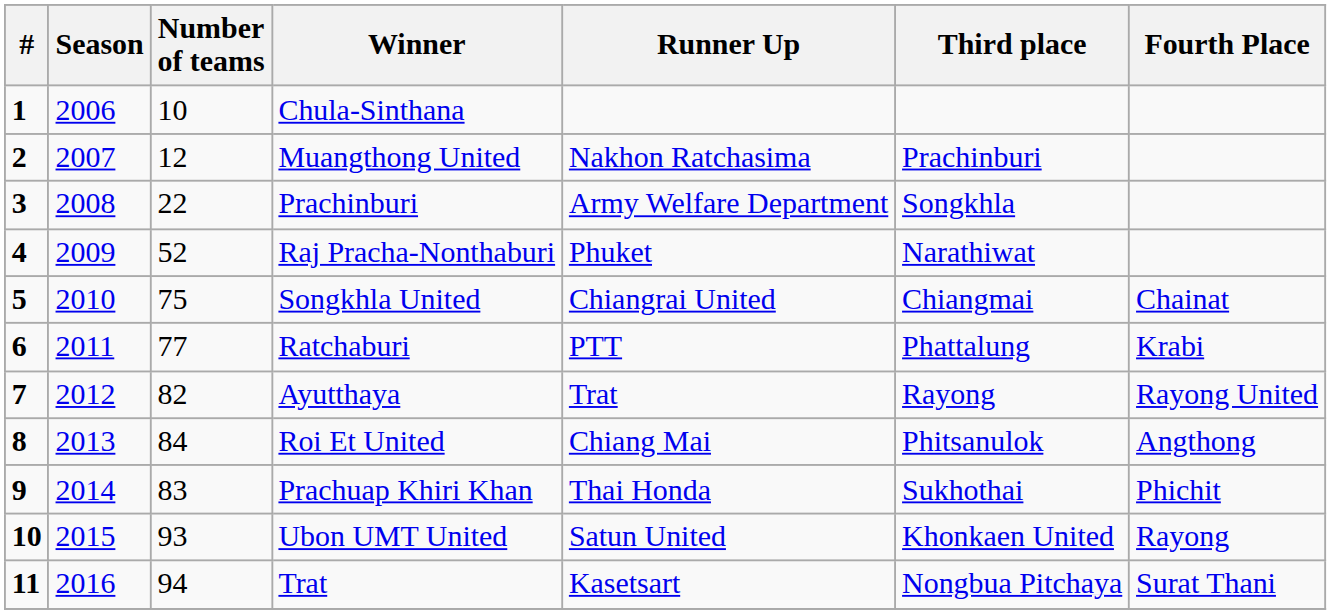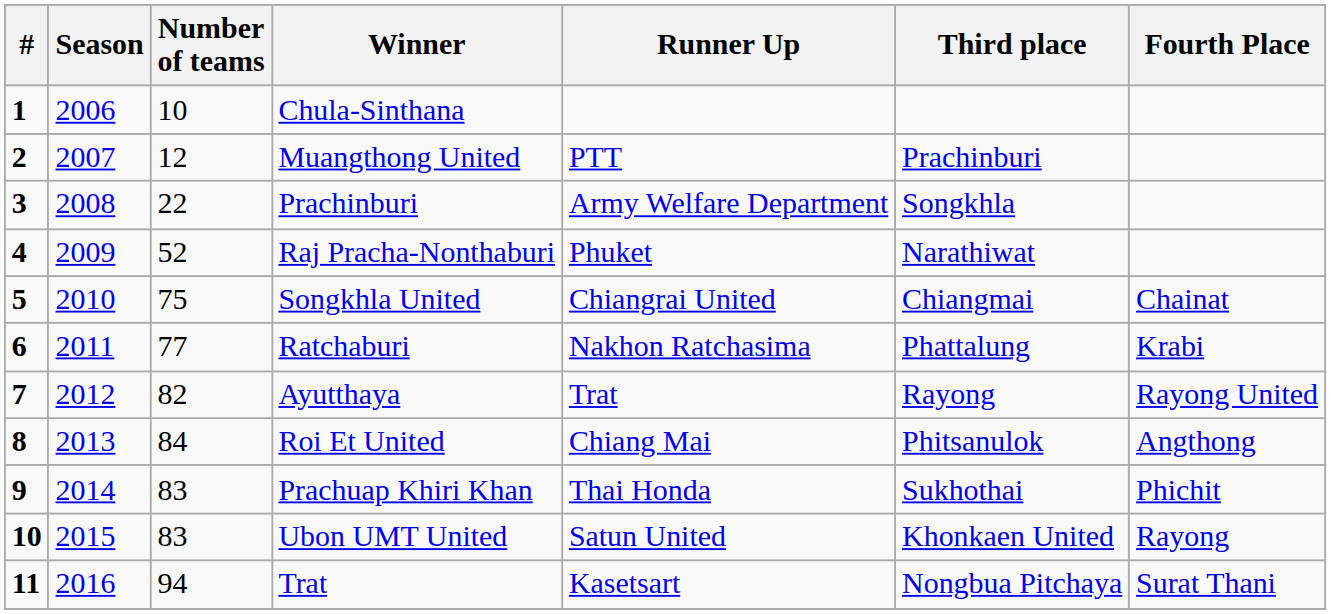(690, 156) Nakhon Ratchasima -> (595, 156) PTT
(595, 346) PTT -> (690, 346) Nakhon Ratchasima
(172, 536) 93 -> (172, 536) 83
